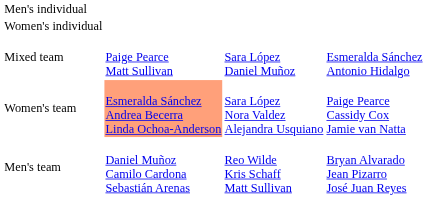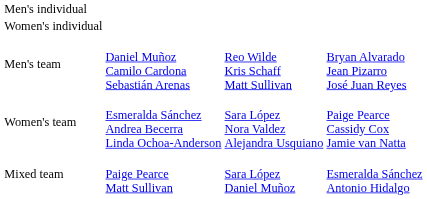rows swapped: (33, 167) <-> (34, 57)
(163, 115) lightsalmon background -> (163, 129) no background
